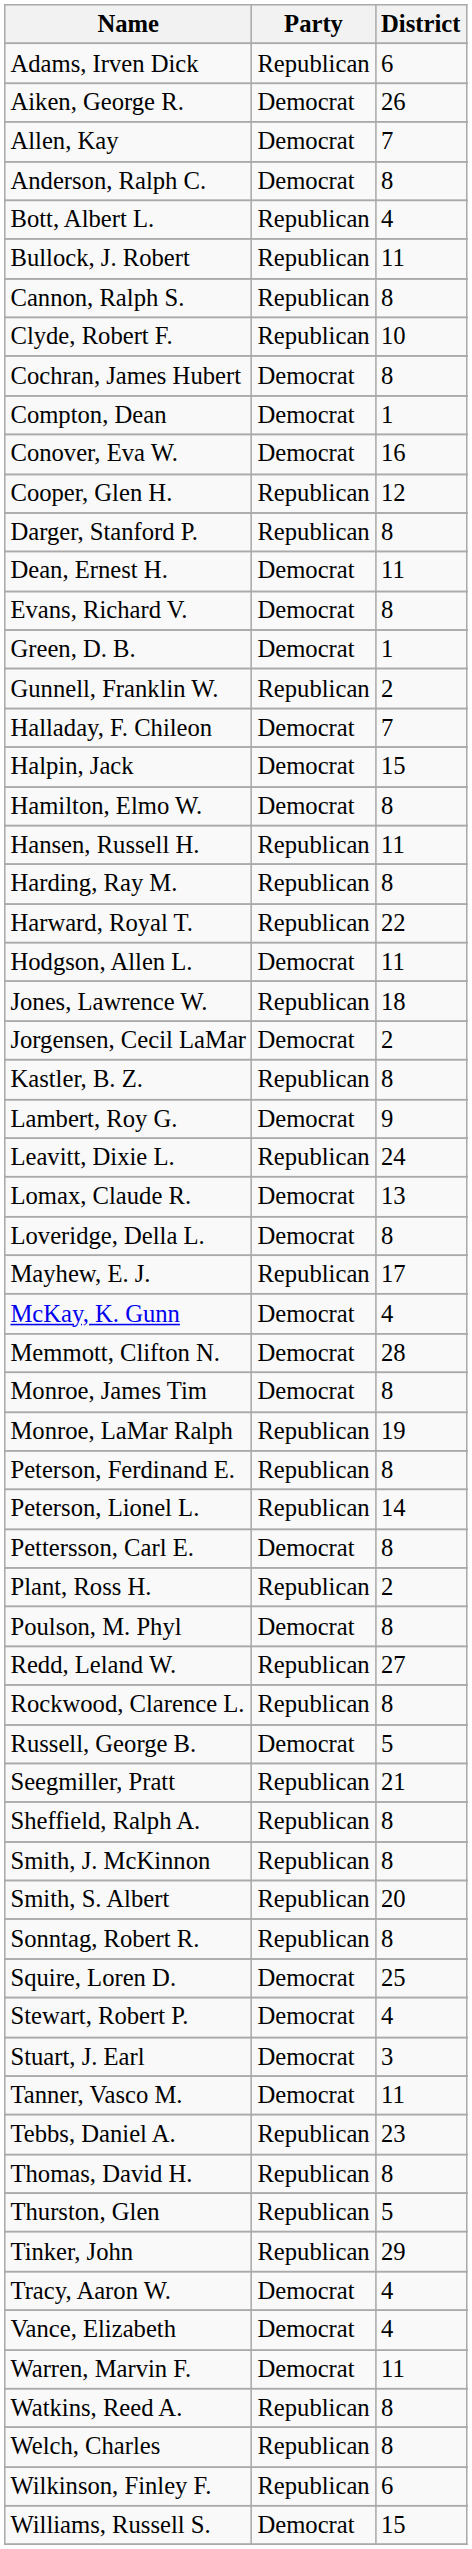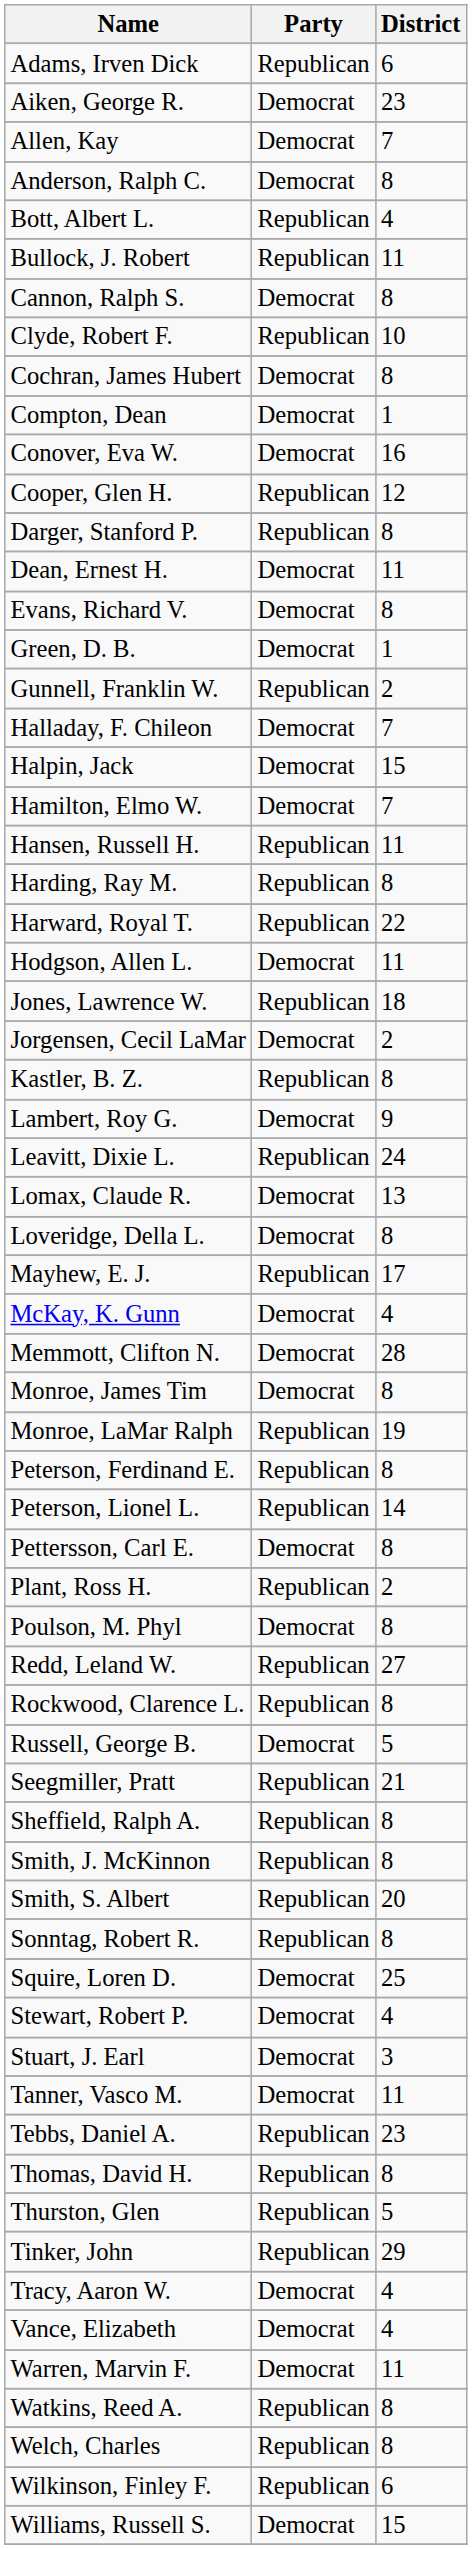(393, 102) 26 -> (393, 102) 23
(314, 297) Republican -> (306, 297) Democrat
(387, 805) 8 -> (387, 805) 7
